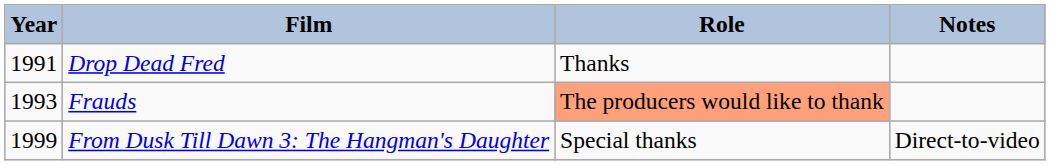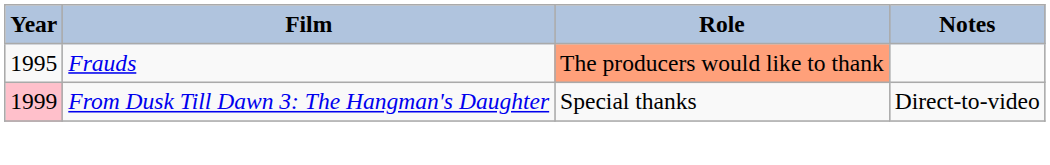- row: (147, 62)
(34, 101) 1993 -> (34, 62) 1995
(34, 140) no background -> (34, 101) pink background
